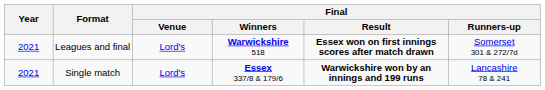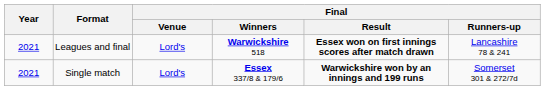(494, 48) Somerset 301 & 272/7d -> (494, 48) Lancashire 78 & 241
(494, 73) Lancashire 78 & 241 -> (494, 73) Somerset 301 & 272/7d
